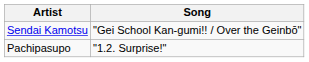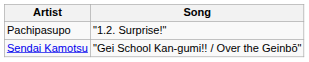rows swapped: (47, 30) <-> (39, 48)
